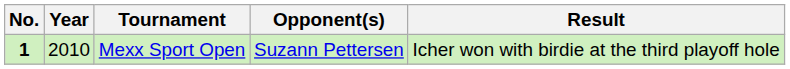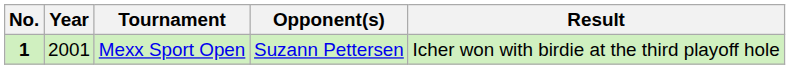(69, 50) 2010 -> (69, 50) 2001
